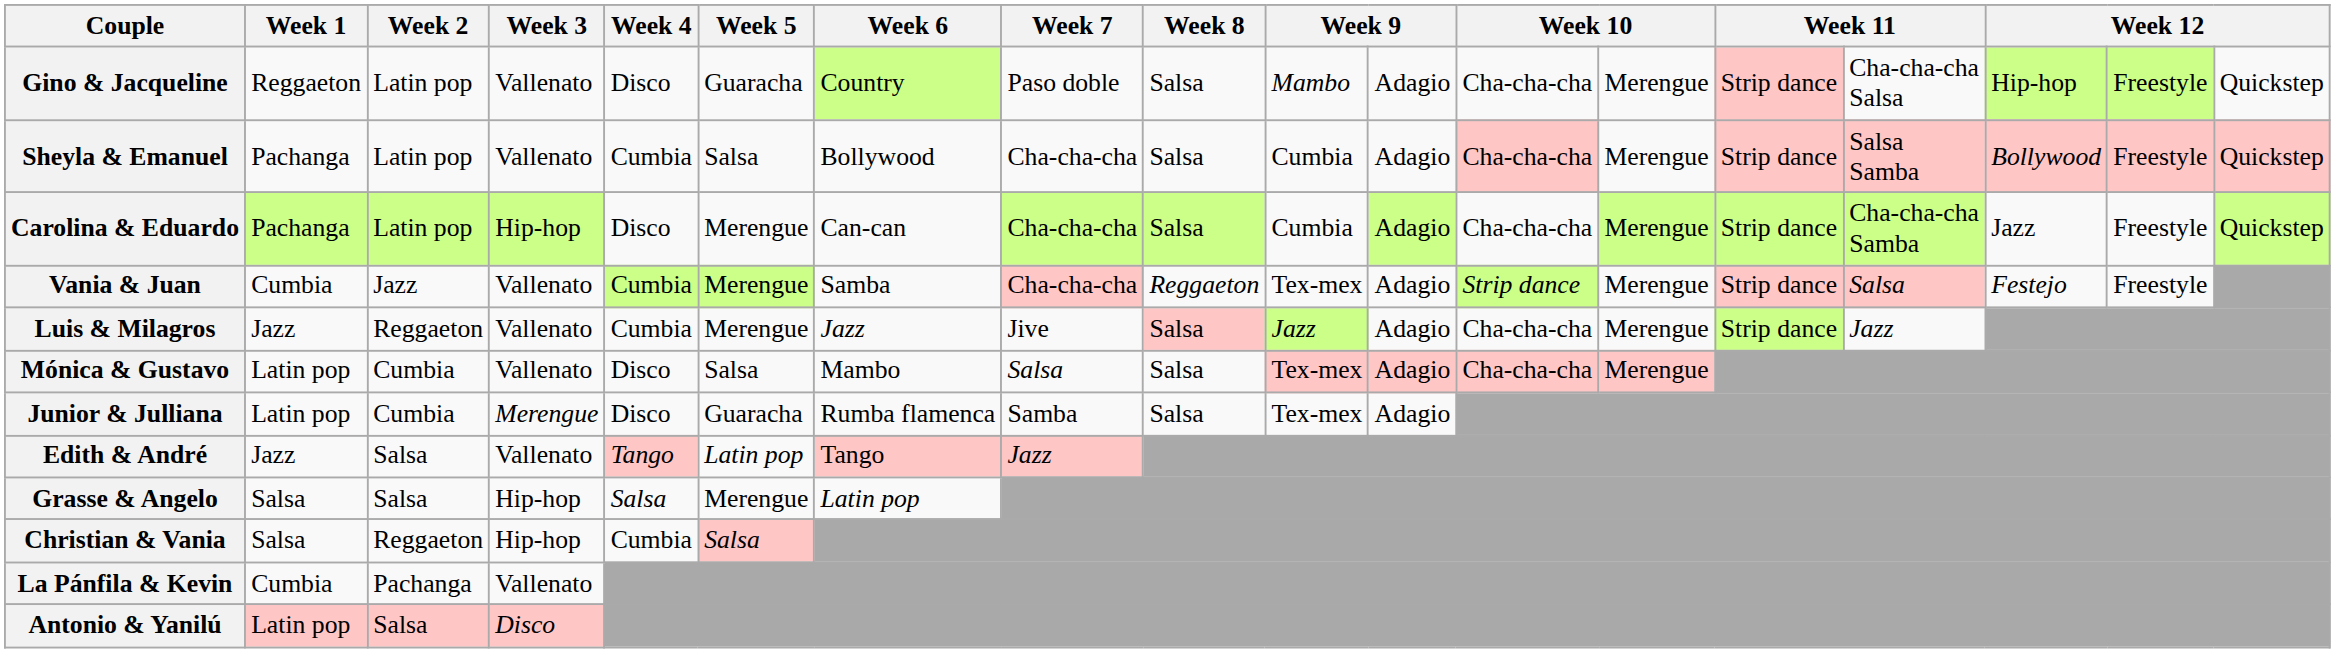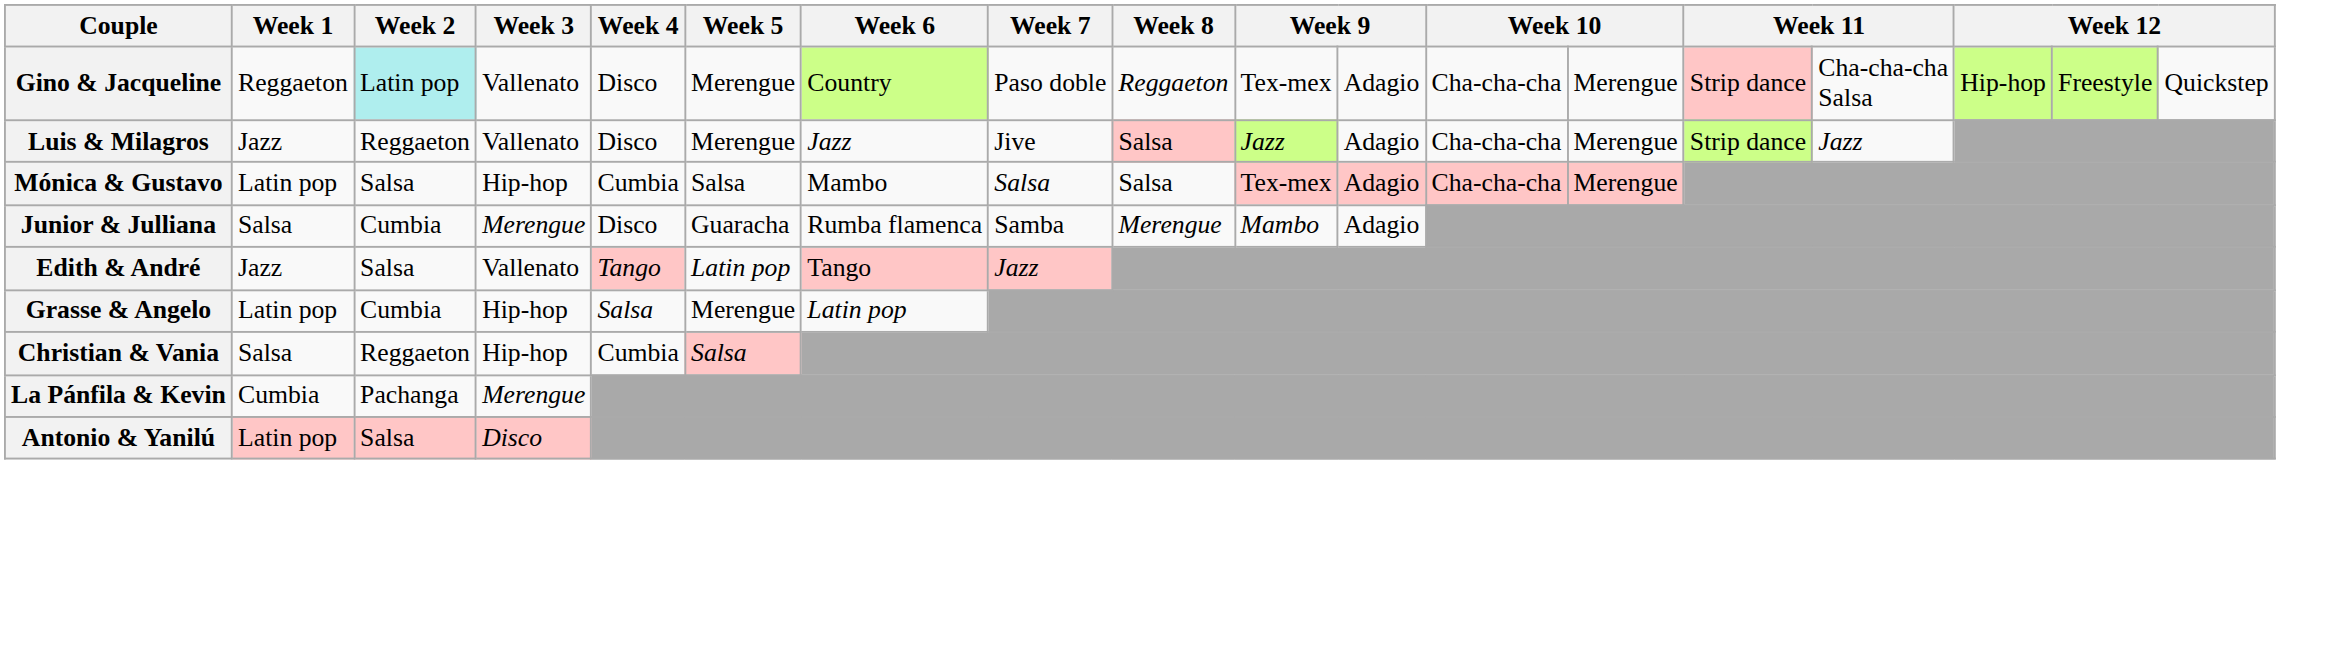(423, 82) no background -> (410, 82) paleturquoise background
(753, 82) Guaracha -> (743, 82) Merengue
(1177, 82) Salsa -> (1173, 82) Reggaeton
(1311, 82) Mambo -> (1286, 82) Tex-mex
- row: (125, 155)
- row: (125, 228)
- row: (125, 285)
(651, 328) Cumbia -> (627, 140) Disco
(414, 370) Cumbia -> (387, 182) Salsa
(544, 370) Vallenato -> (525, 182) Hip-hop
(641, 370) Disco -> (638, 182) Cumbia
(301, 412) Latin pop -> (265, 225) Salsa
(1177, 412) Salsa -> (1170, 225) Merengue
(1317, 412) Tex-mex -> (1280, 225) Mambo
(278, 497) Salsa -> (288, 309) Latin pop
(400, 497) Salsa -> (401, 309) Cumbia
(544, 582) Vallenato -> (534, 394) Merengue
